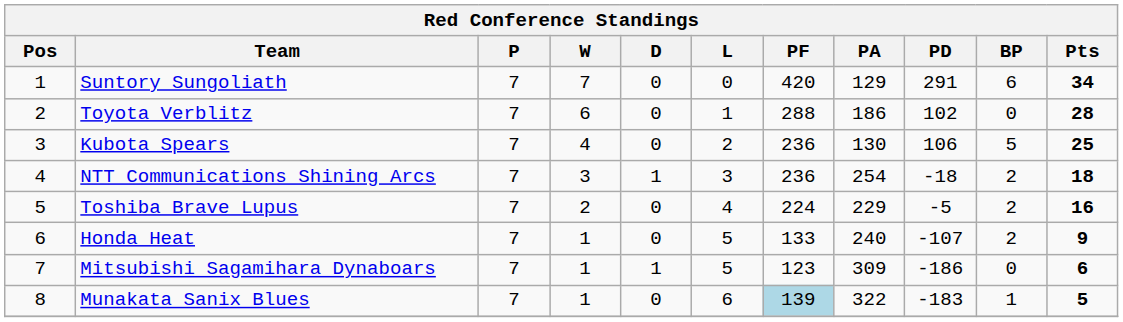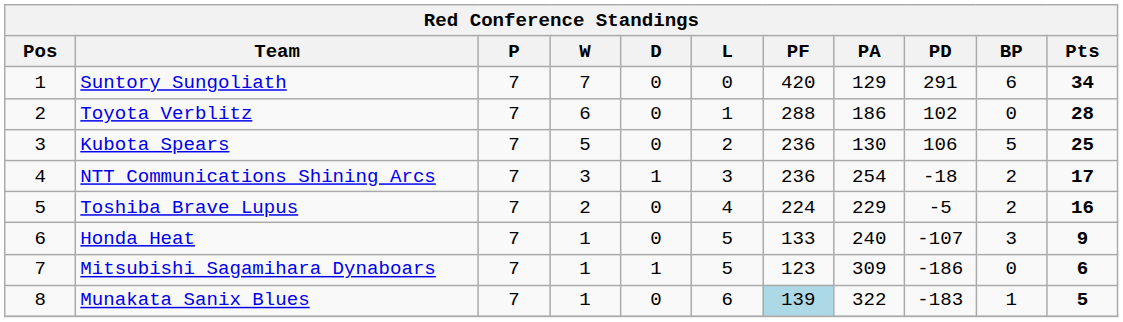(585, 145) 4 -> (585, 145) 5
(1082, 176) 18 -> (1082, 176) 17
(1011, 238) 2 -> (1011, 238) 3
